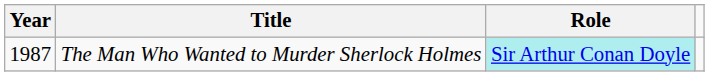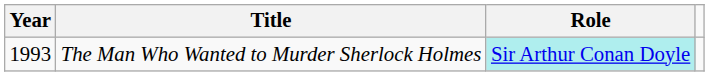(30, 53) 1987 -> (30, 53) 1993
